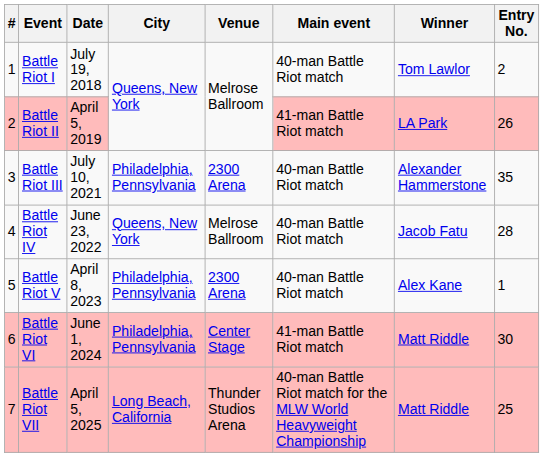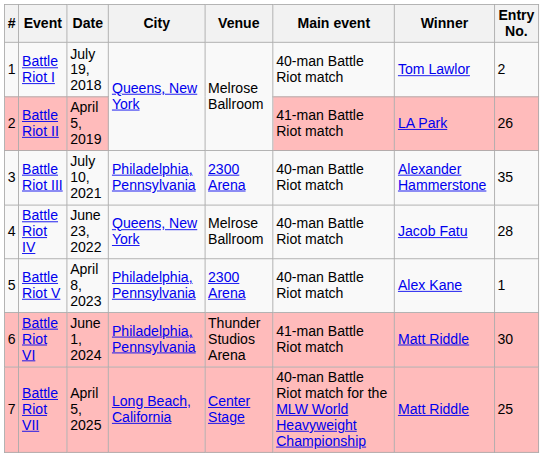(229, 339) Center Stage -> (234, 339) Thunder Studios Arena
(234, 409) Thunder Studios Arena -> (229, 409) Center Stage
